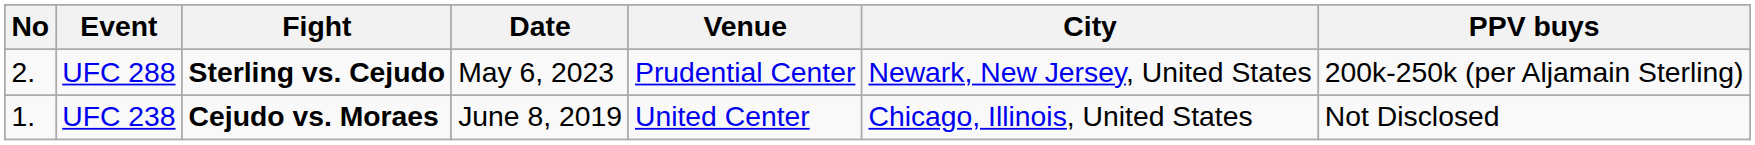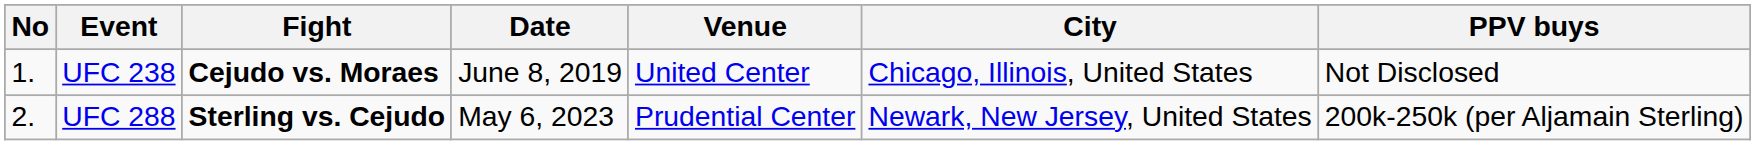rows swapped: (119, 116) <-> (119, 71)
